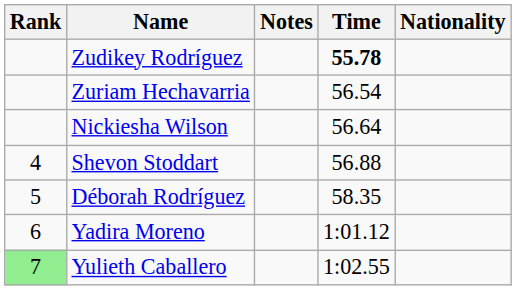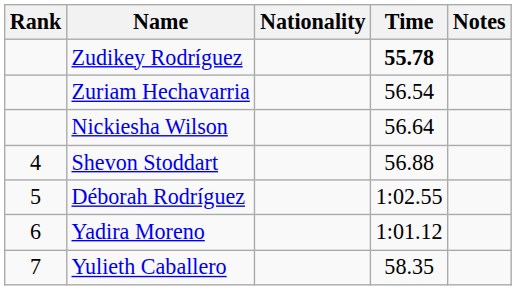columns swapped: (453, 22) <-> (286, 22)
(356, 197) 58.35 -> (409, 197) 1:02.55
(36, 267) lightgreen background -> (36, 267) no background
(356, 267) 1:02.55 -> (409, 267) 58.35
